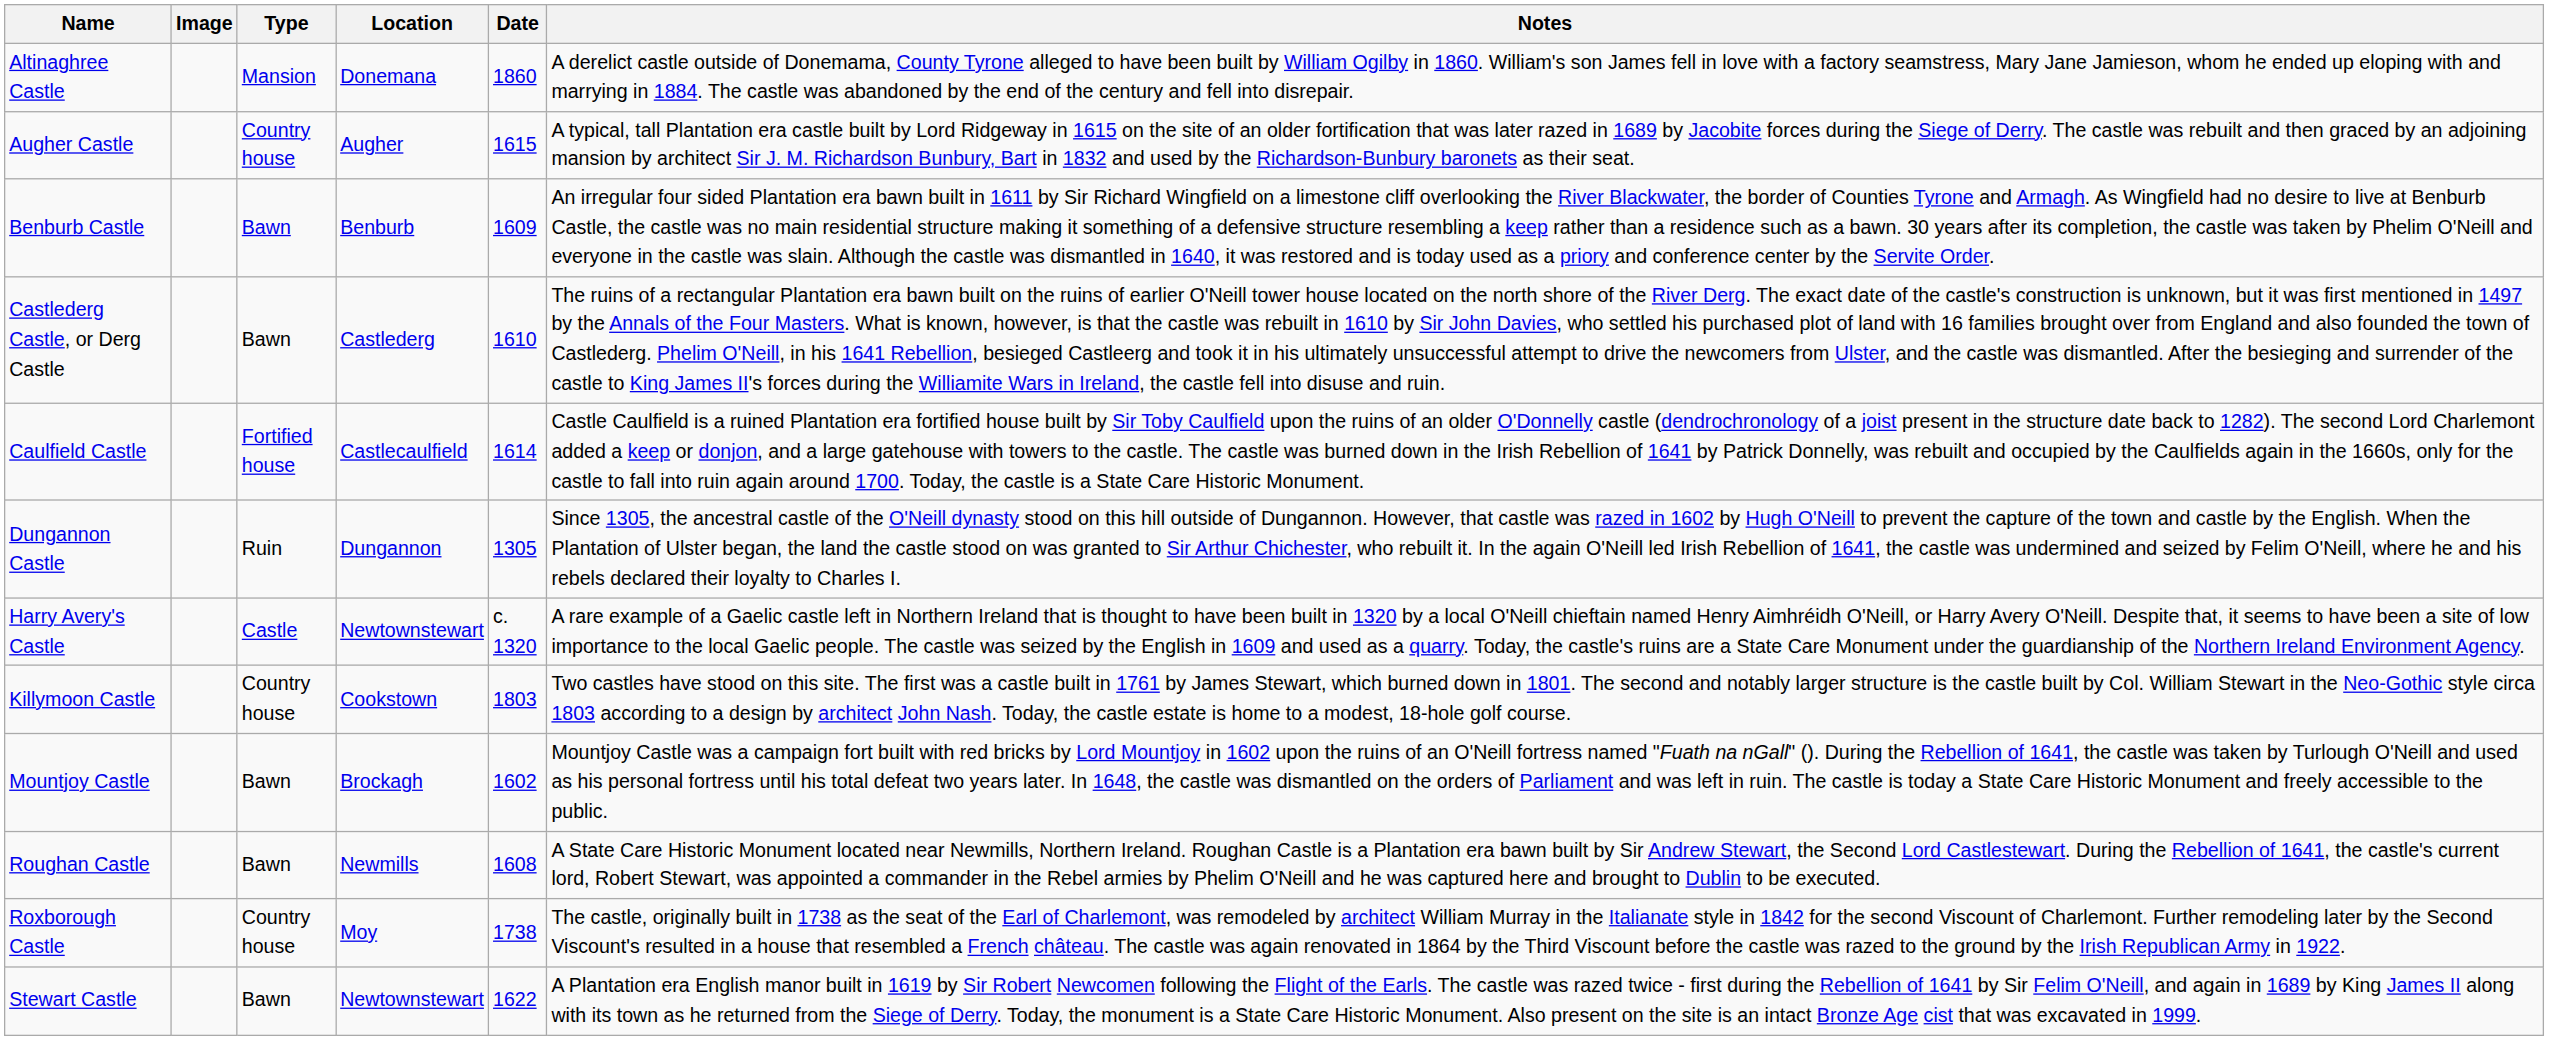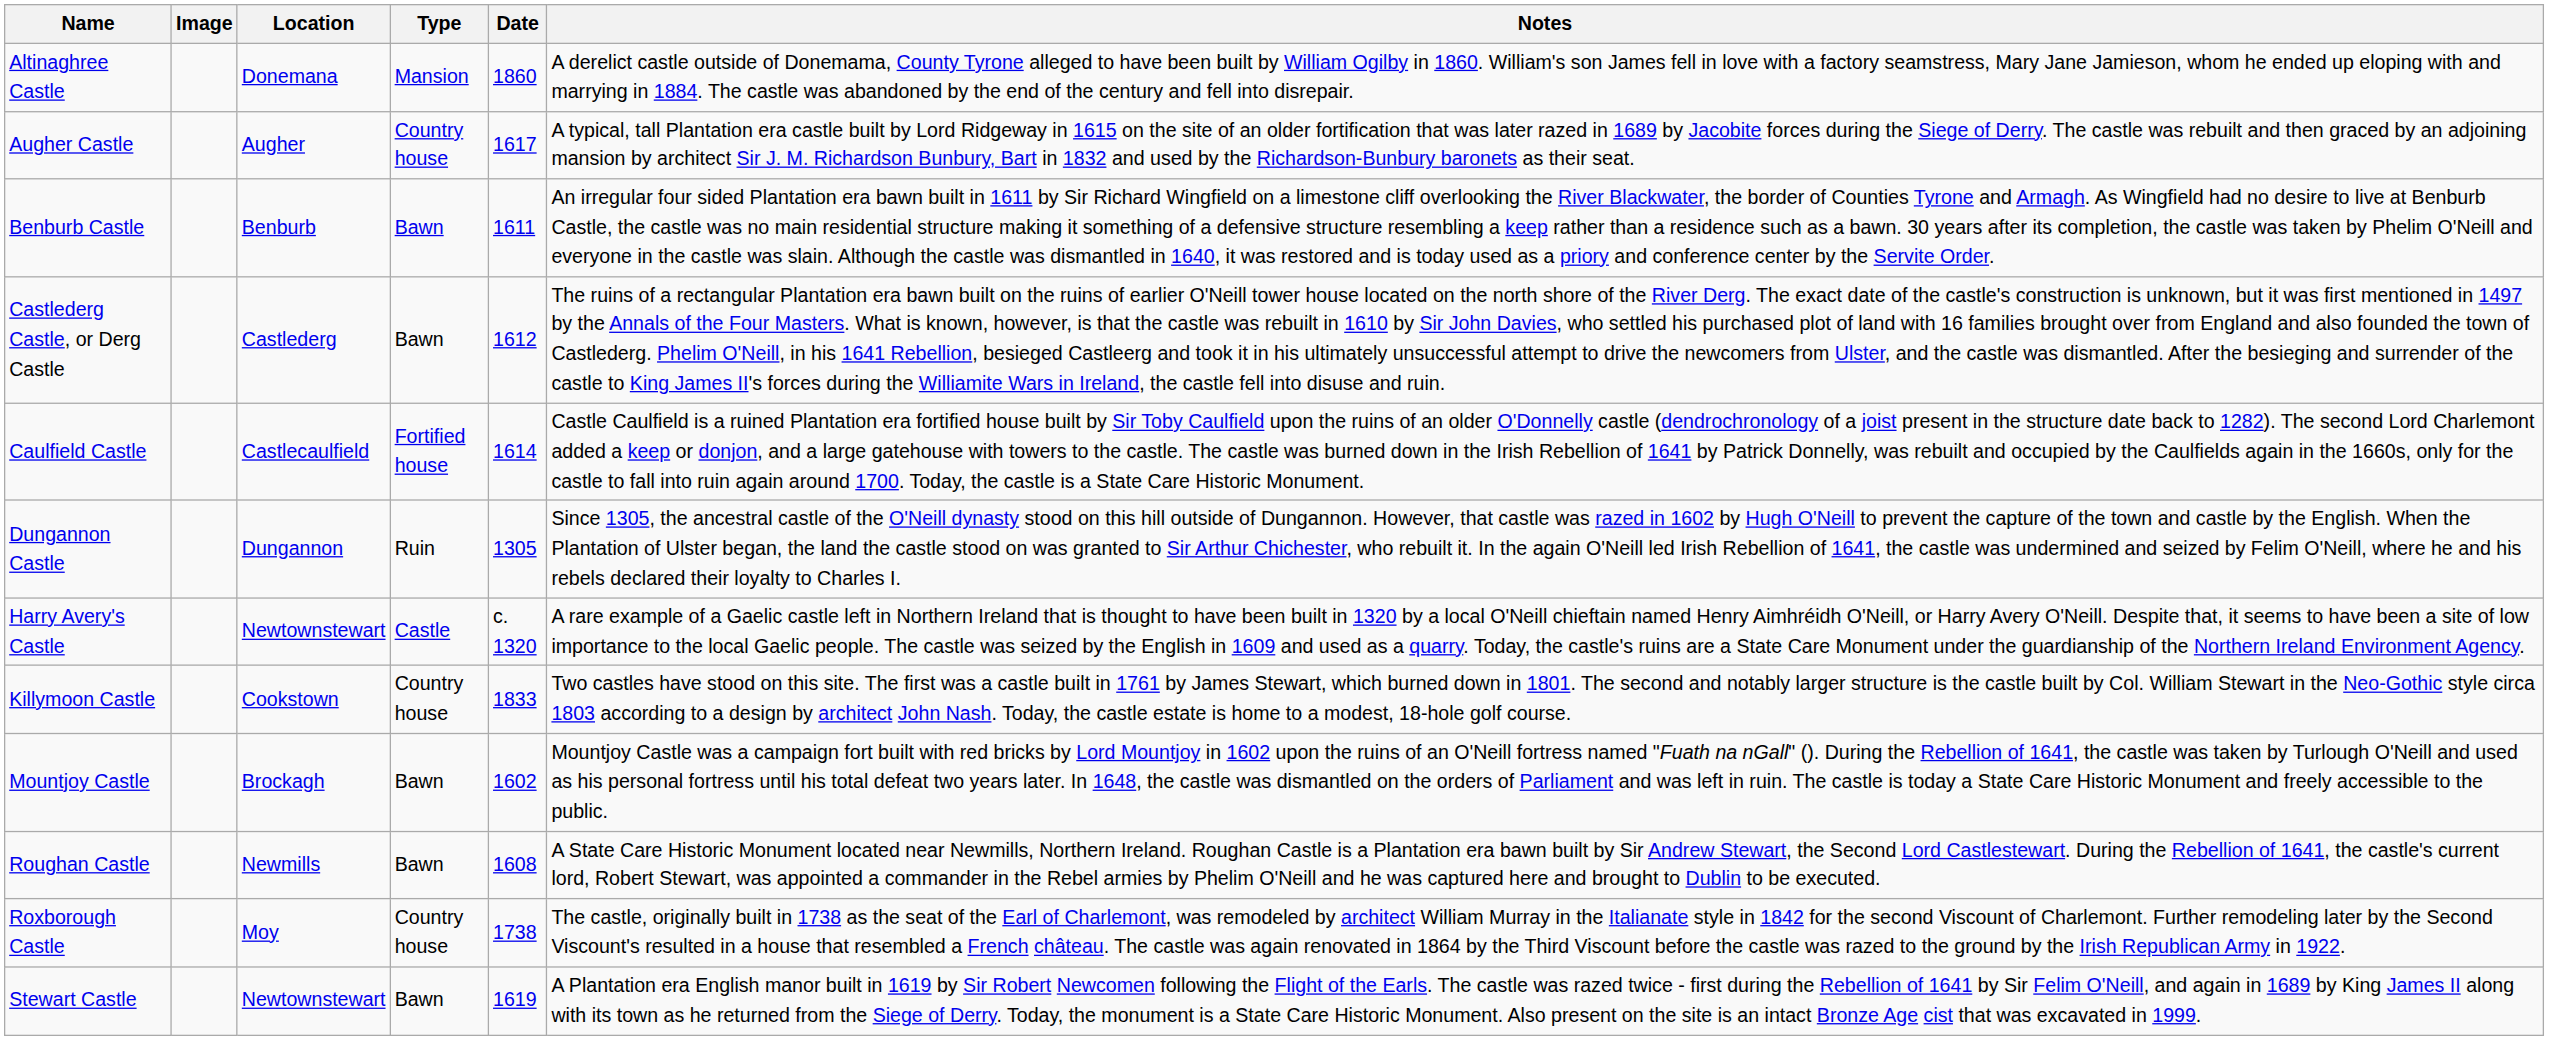columns swapped: (412, 23) <-> (286, 23)
(515, 144) 1615 -> (515, 144) 1617
(515, 227) 1609 -> (514, 227) 1611
(515, 339) 1610 -> (515, 339) 1612
(515, 699) 1803 -> (515, 699) 1833
(515, 1000) 1622 -> (515, 1000) 1619
